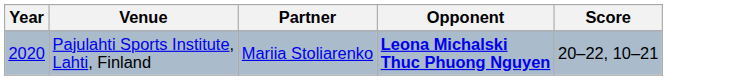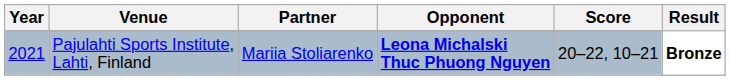+ column: (694, 18)
(27, 53) 2020 -> (27, 53) 2021
